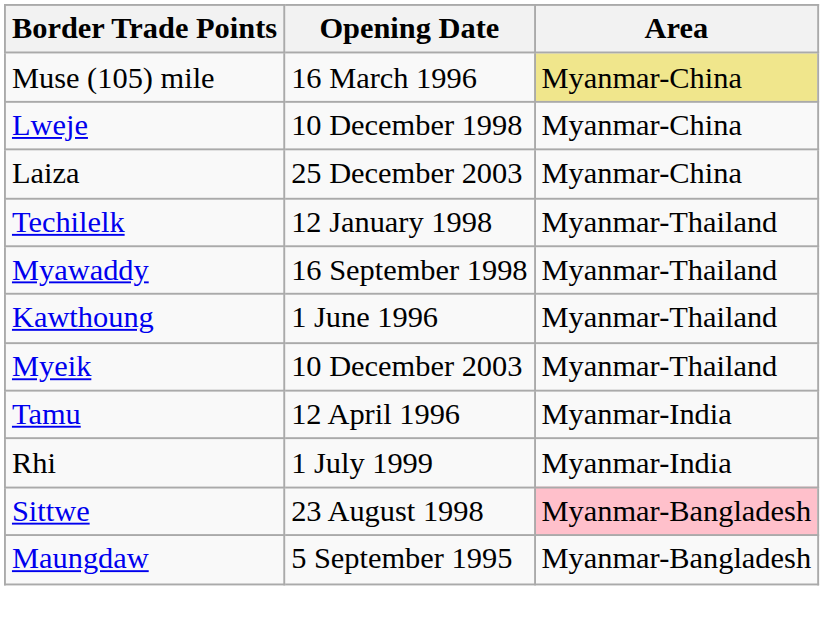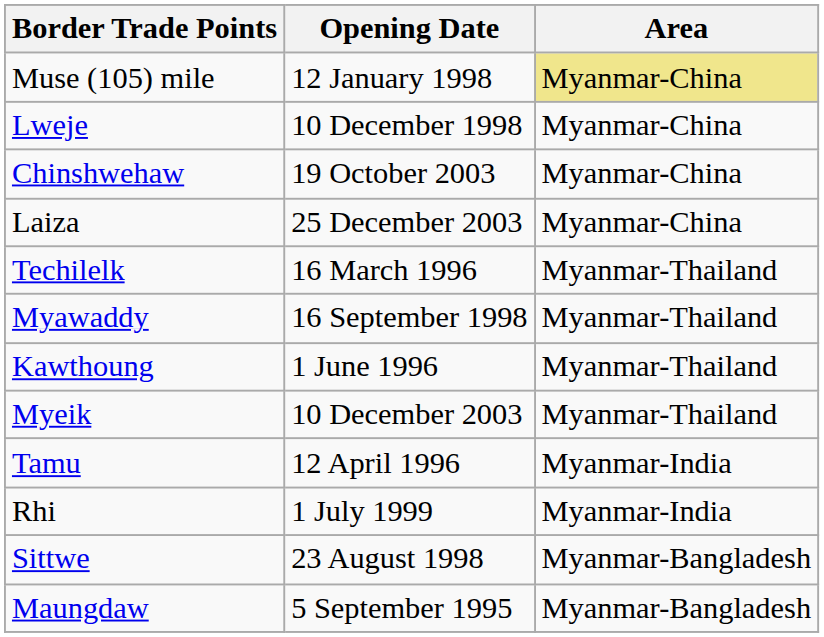(384, 76) 16 March 1996 -> (392, 76) 12 January 1998
+ row: (98, 173)
(392, 221) 12 January 1998 -> (384, 269) 16 March 1996
(676, 510) pink background -> (676, 558) no background
